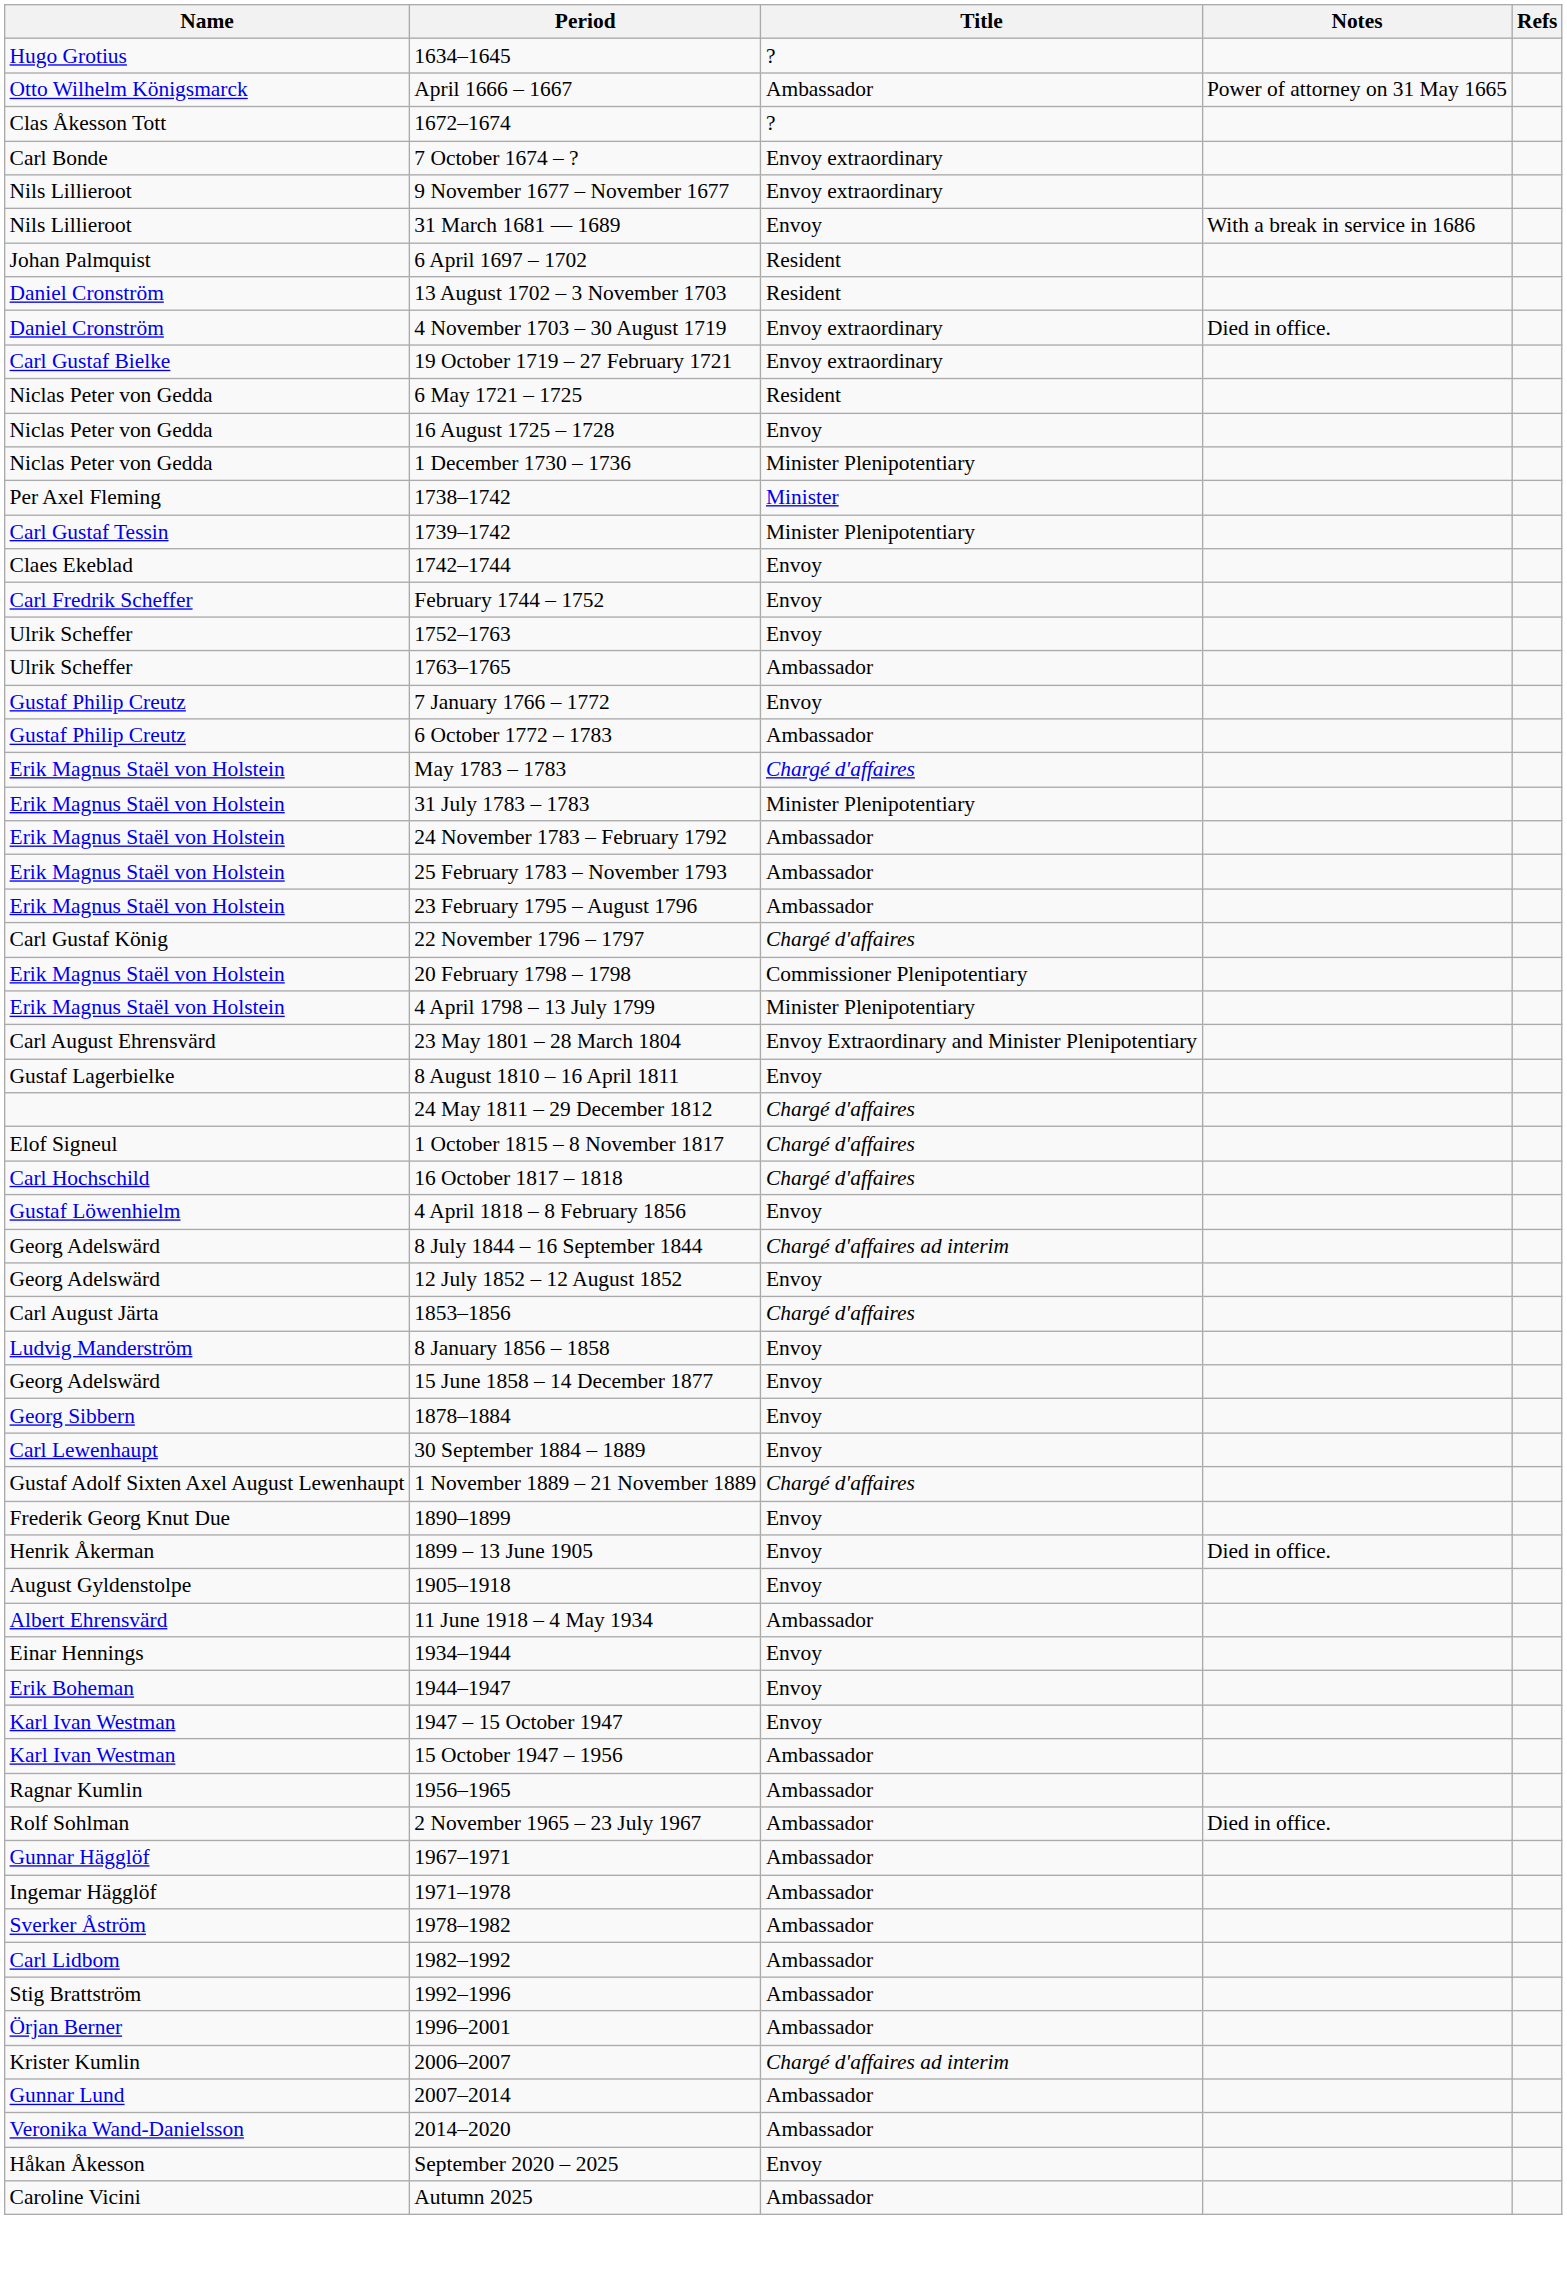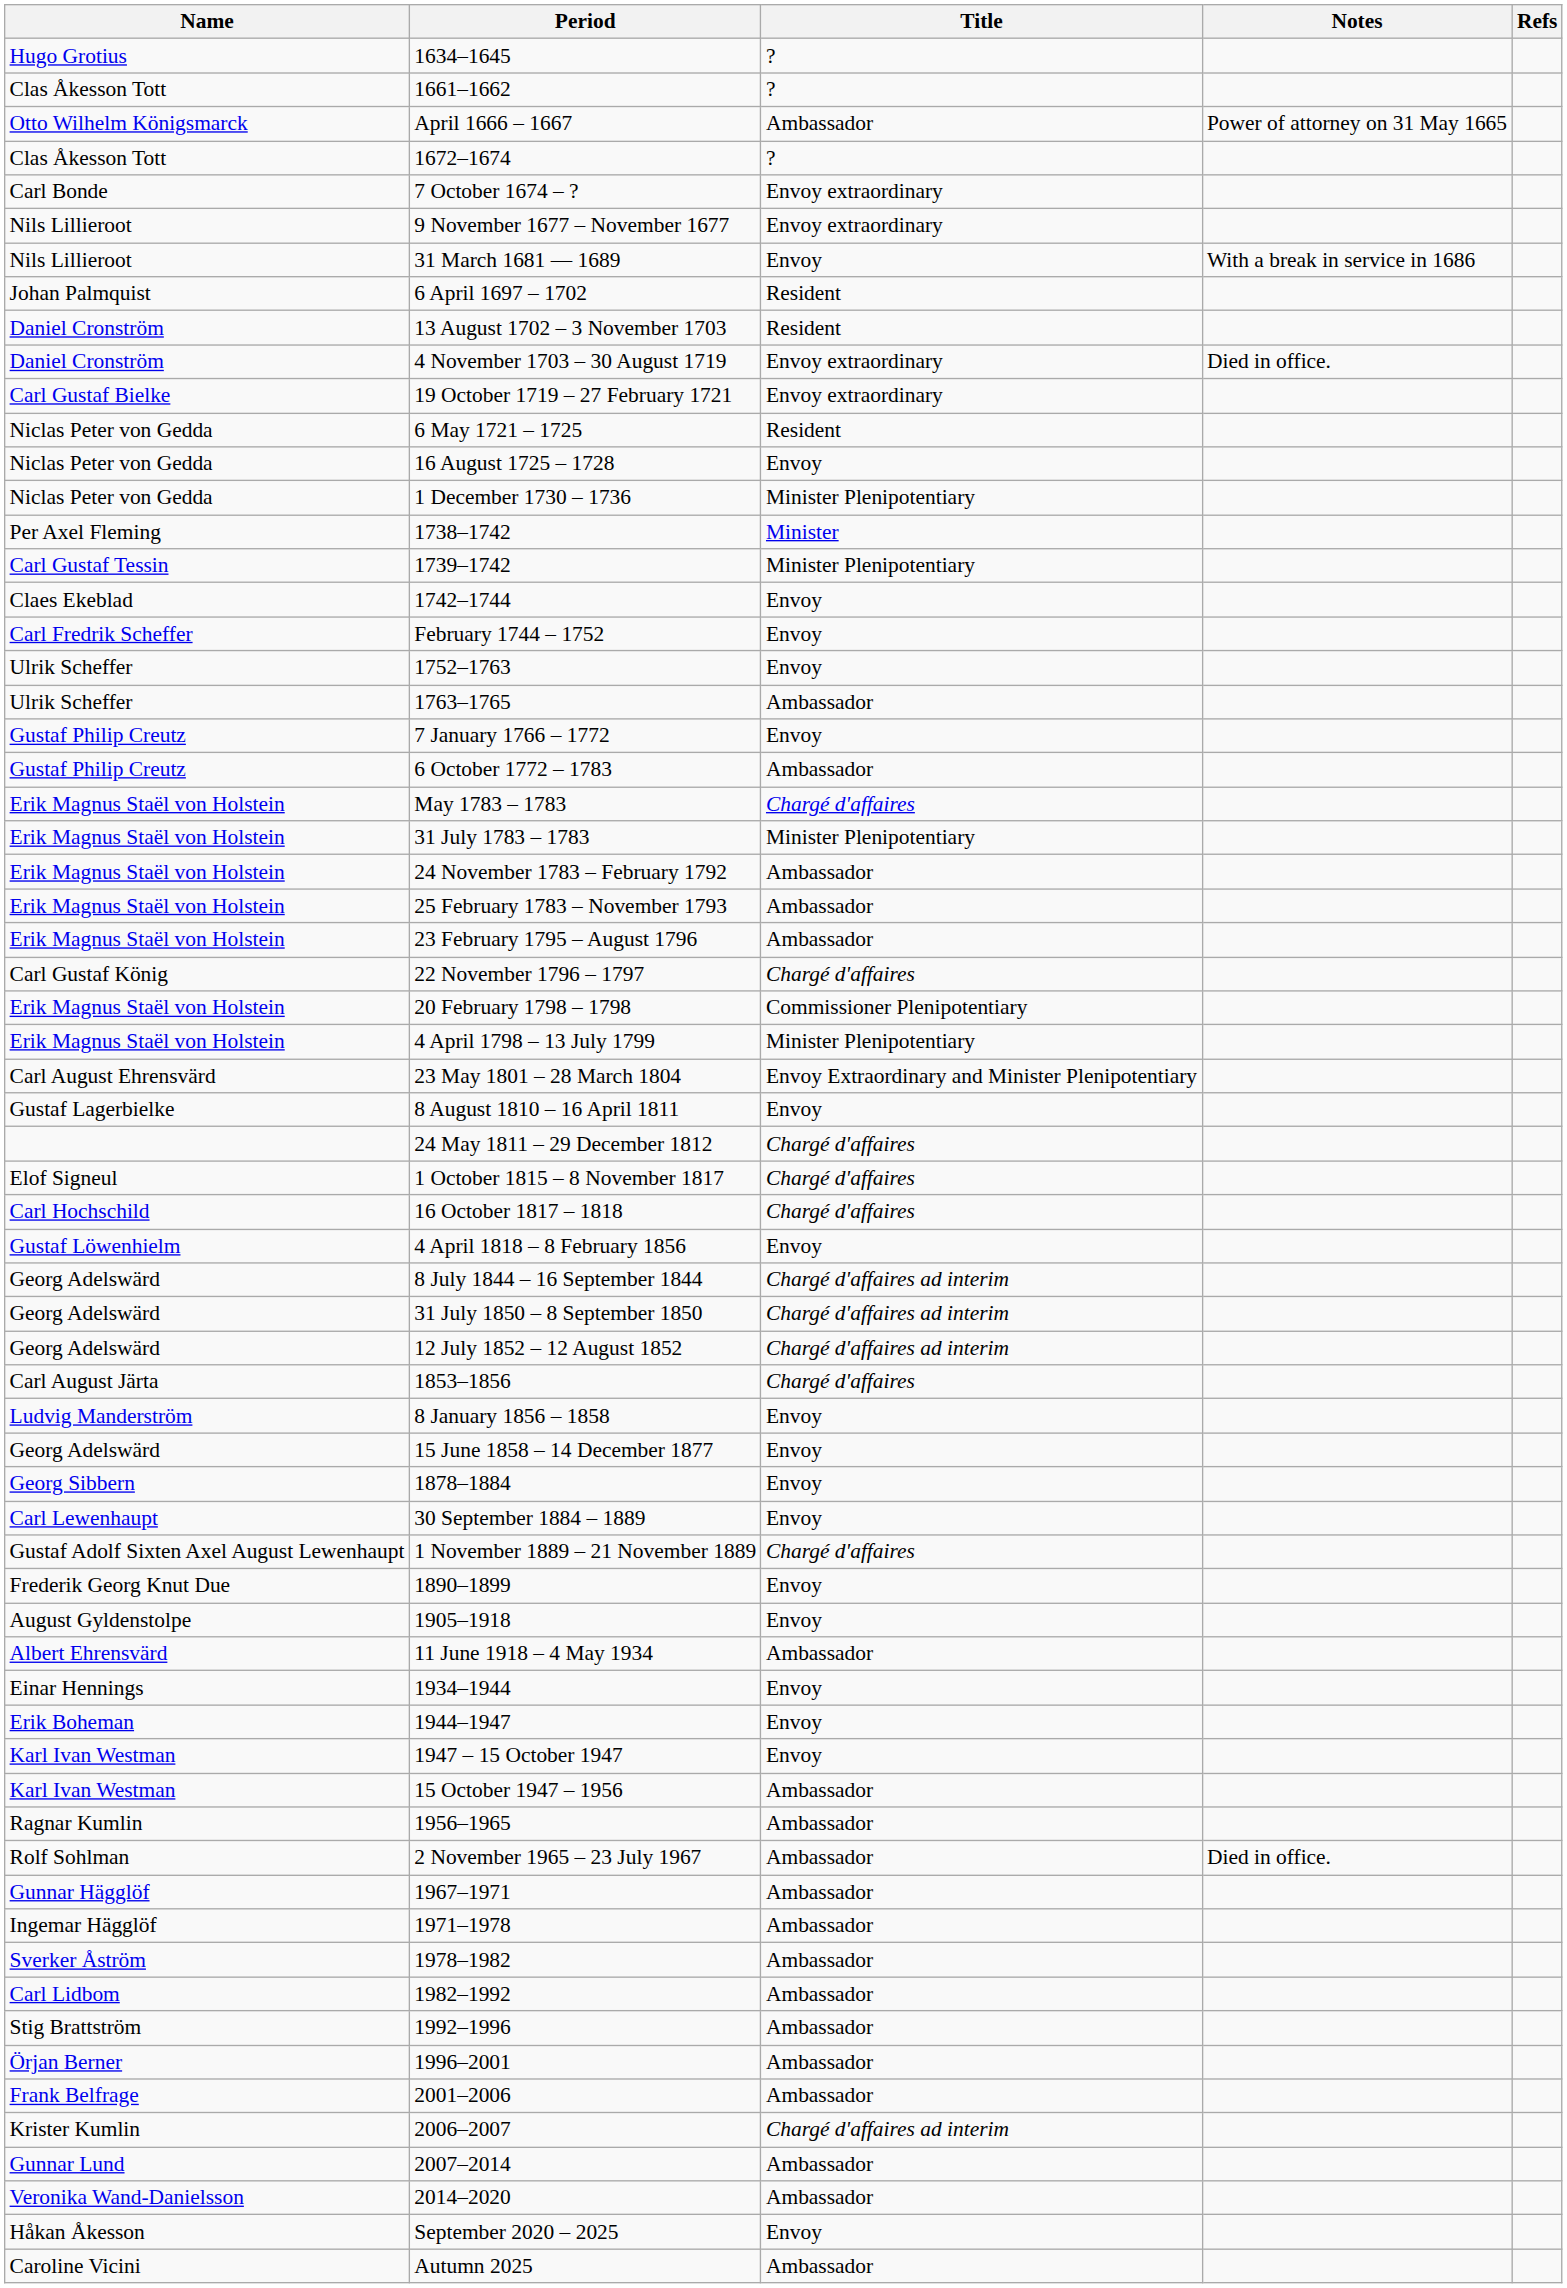+ row: (463, 89)
+ row: (558, 1313)
(794, 1279) Envoy -> (887, 1347) Chargé d'affaires ad interim
- row: (504, 1551)
+ row: (463, 2095)
